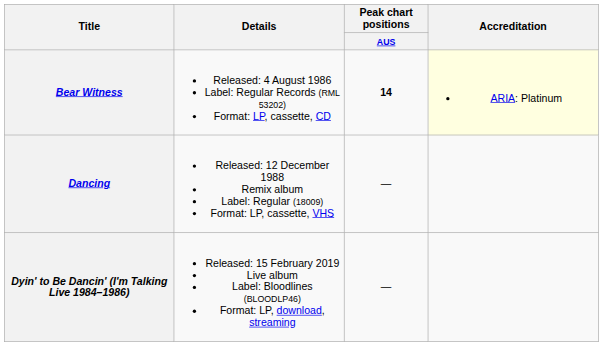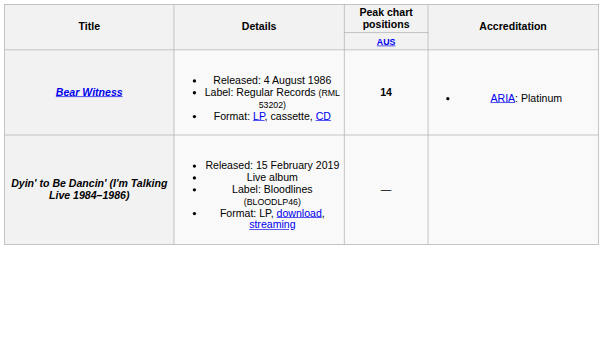(513, 98) lightyellow background -> (513, 98) no background
- row: (89, 183)
